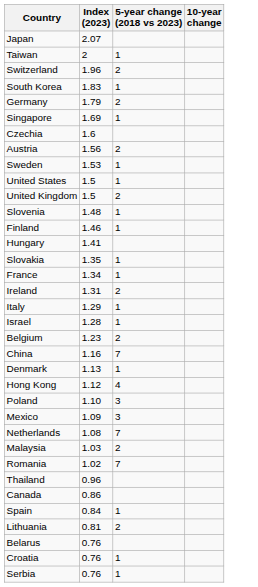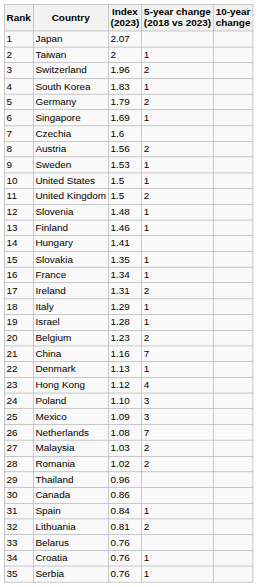+ column: (19, 17)
(118, 464) 7 -> (147, 464) 2
